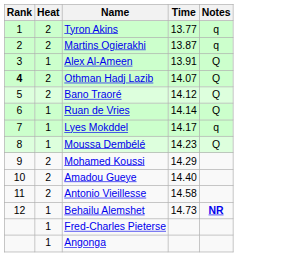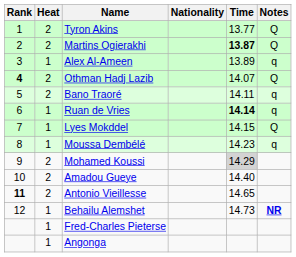+ column: (197, 12)
(216, 29) q -> (274, 29) Q
(184, 45) normal -> (242, 45) bold
(216, 45) q -> (274, 45) Q
(184, 62) 13.91 -> (242, 62) 13.89
(216, 62) Q -> (274, 62) q
(184, 95) 14.12 -> (242, 95) 14.11
(216, 95) Q -> (274, 95) q
(184, 111) normal -> (242, 111) bold
(216, 111) Q -> (274, 111) q
(184, 128) 14.17 -> (242, 128) 14.15
(216, 128) q -> (274, 128) Q
(216, 144) Q -> (274, 144) q
(184, 161) no background -> (242, 161) lightgrey background
(19, 194) normal -> (19, 194) bold
(184, 194) 14.58 -> (242, 194) 14.65
